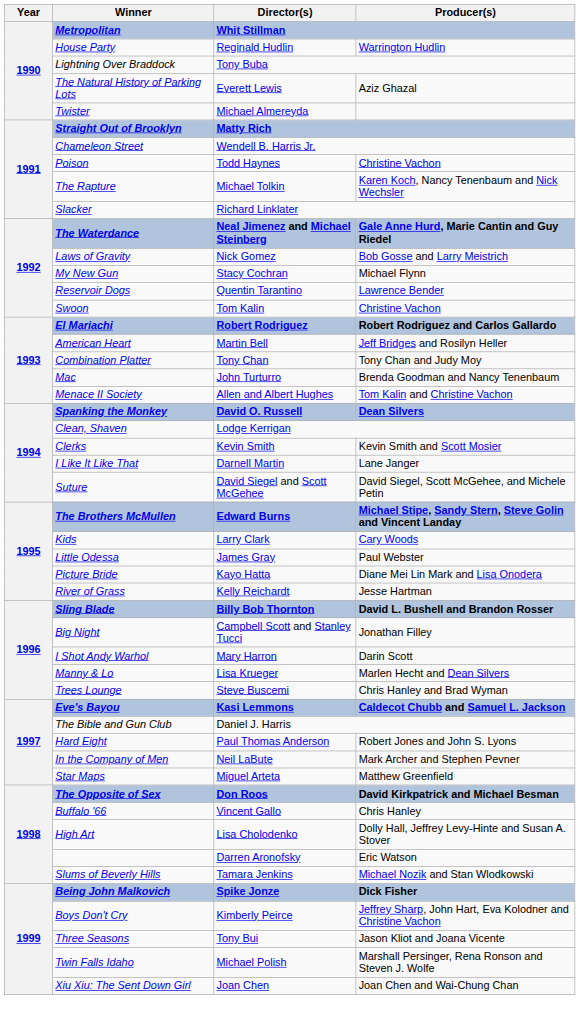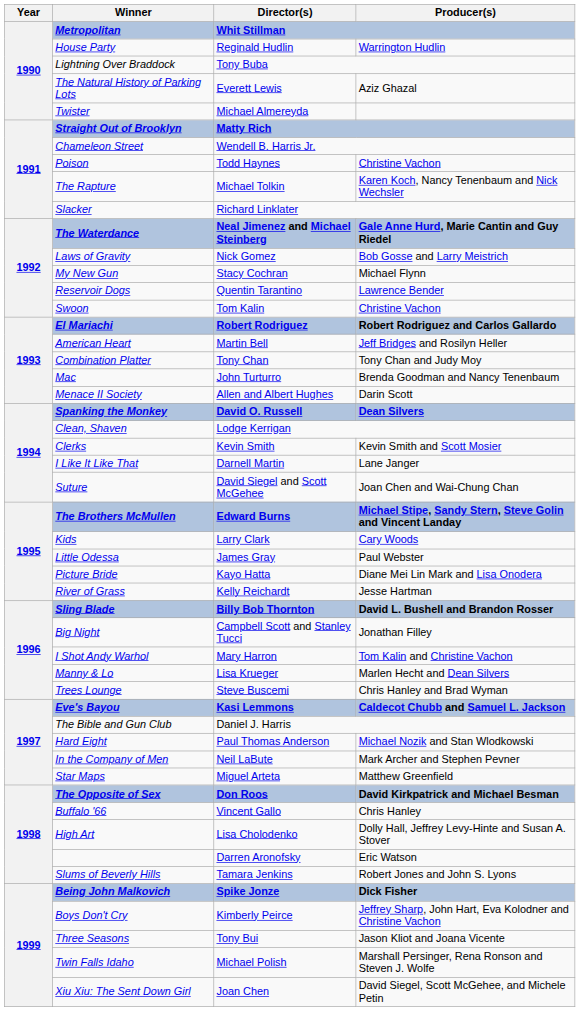(436, 394) Tom Kalin and Christine Vachon -> (386, 394) Darin Scott
(462, 487) David Siegel, Scott McGehee, and Michele Petin -> (439, 487) Joan Chen and Wai-Chung Chan
(386, 655) Darin Scott -> (436, 655) Tom Kalin and Christine Vachon
(437, 742) Robert Jones and John S. Lyons -> (446, 742) Michael Nozik and Stan Wlodkowski
(446, 875) Michael Nozik and Stan Wlodkowski -> (437, 875) Robert Jones and John S. Lyons
(439, 986) Joan Chen and Wai-Chung Chan -> (462, 992) David Siegel, Scott McGehee, and Michele Petin
